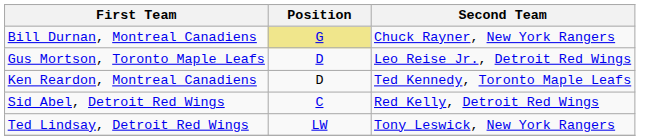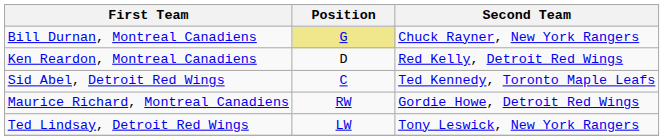- row: (136, 59)
(503, 81) Ted Kennedy, Toronto Maple Leafs -> (511, 59) Red Kelly, Detroit Red Wings
(487, 103) Red Kelly, Detroit Red Wings -> (527, 81) Ted Kennedy, Toronto Maple Leafs
+ row: (148, 103)
